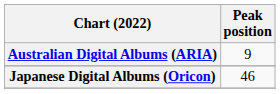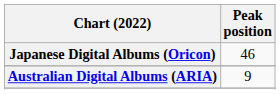rows swapped: (112, 54) <-> (112, 76)
